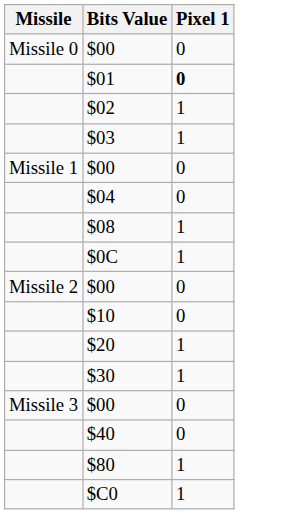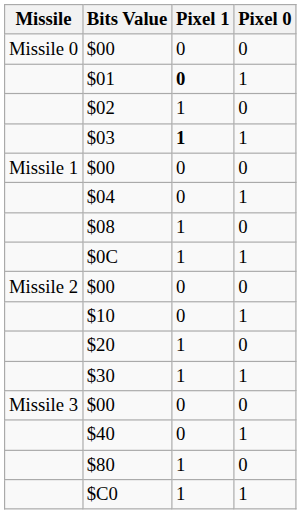+ column: (265, 19)
(181, 138) normal -> (181, 138) bold
